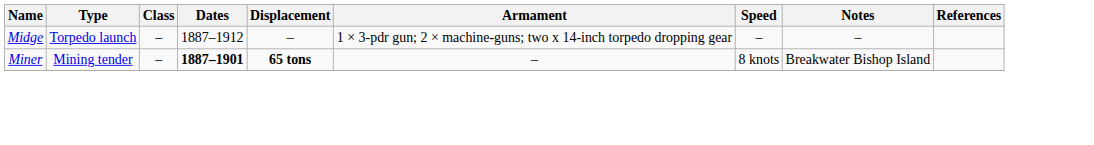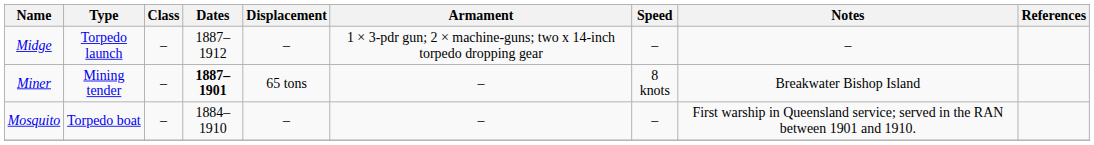(290, 59) bold -> (287, 83) normal
+ row: (34, 120)
